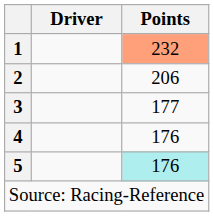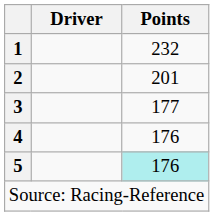(165, 48) lightsalmon background -> (165, 48) no background
(165, 78) 206 -> (165, 78) 201
